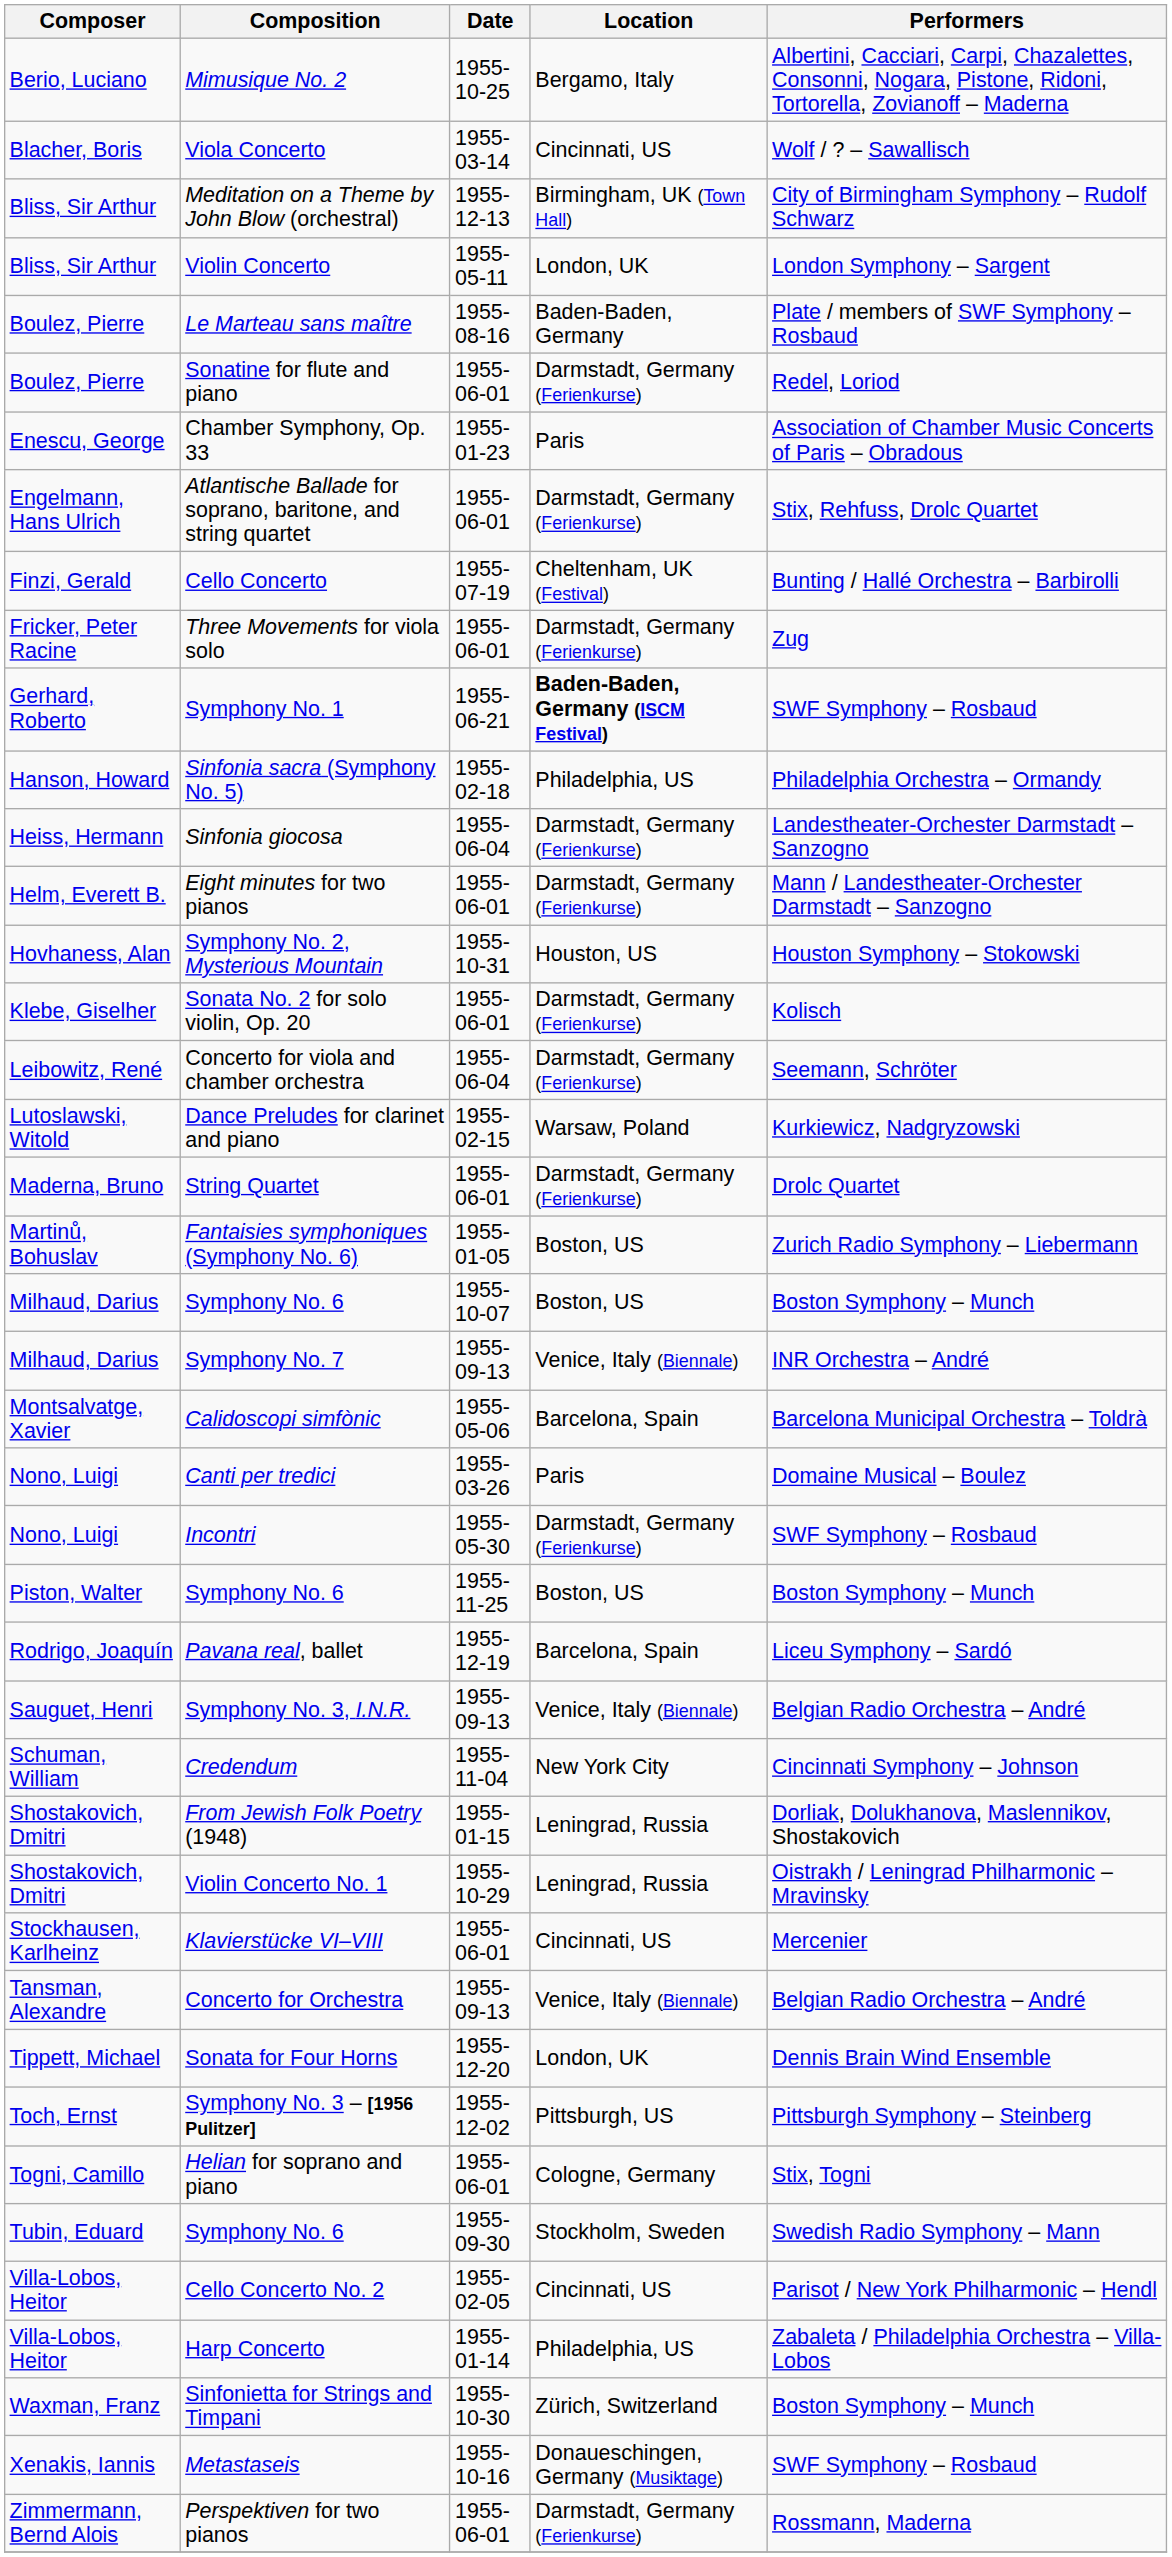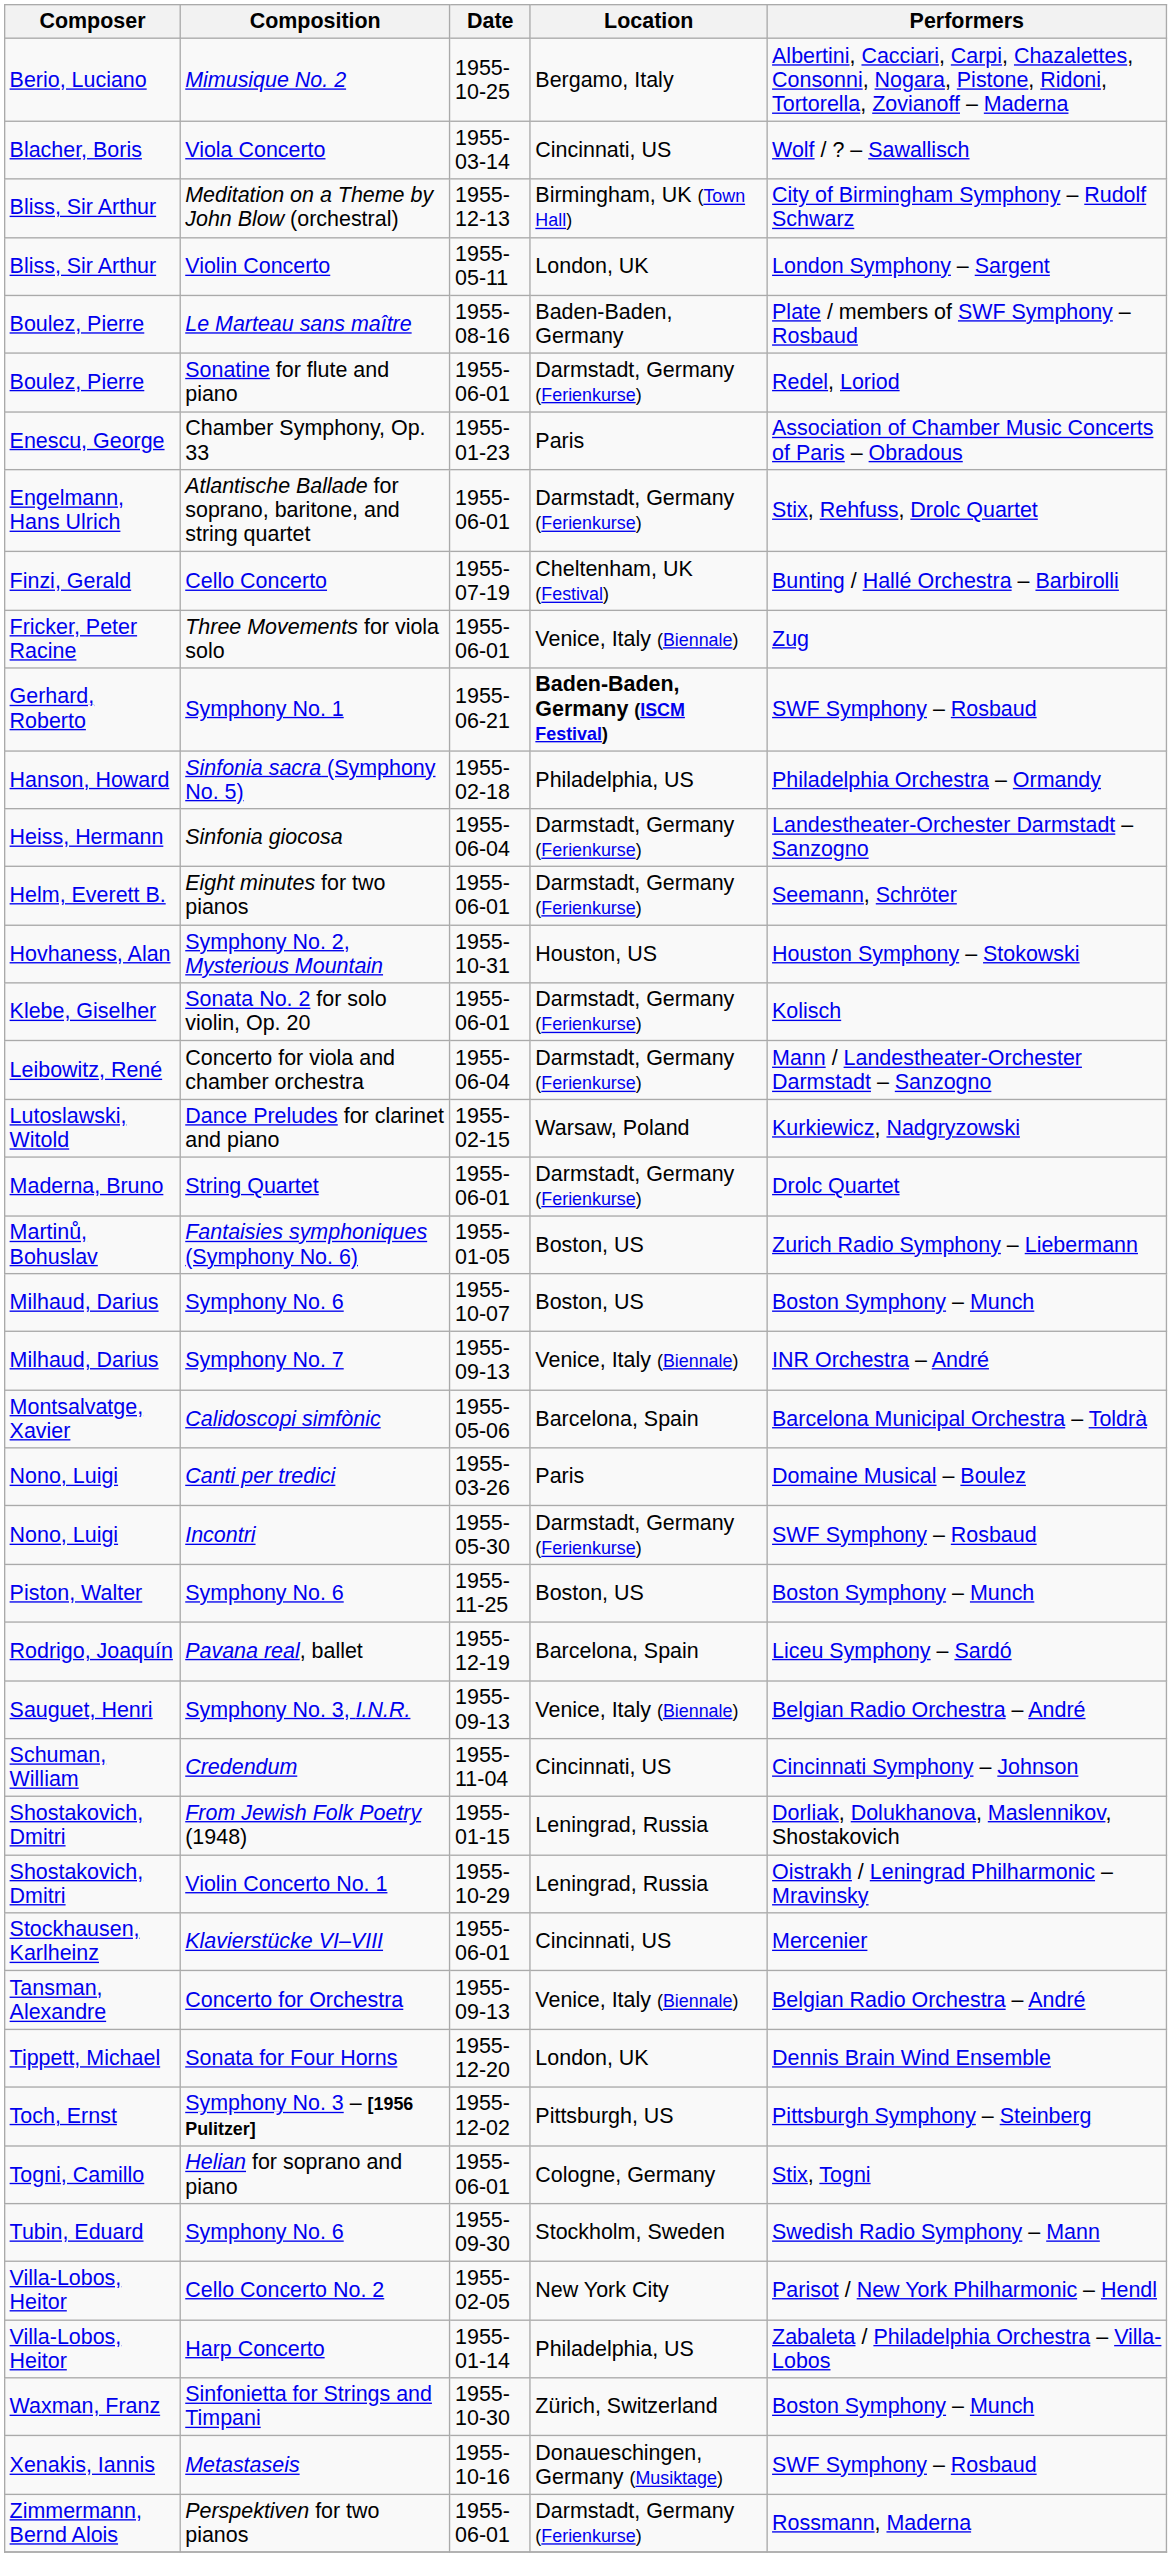(635, 638) Darmstadt, Germany (Ferienkurse) -> (637, 638) Venice, Italy (Biennale)
(927, 895) Mann / Landestheater-Orchester Darmstadt – Sanzogno -> (864, 895) Seemann, Schröter
(864, 1069) Seemann, Schröter -> (927, 1069) Mann / Landestheater-Orchester Darmstadt – Sanzogno
(602, 1767) New York City -> (603, 1767) Cincinnati, US
(603, 2290) Cincinnati, US -> (602, 2290) New York City
